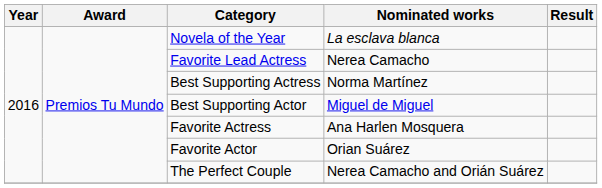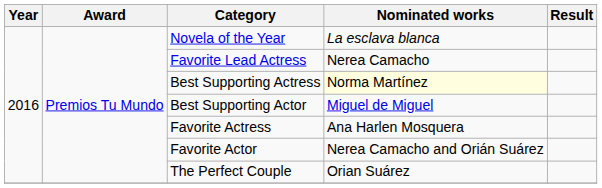(377, 82) no background -> (377, 82) lightyellow background
(368, 149) Orian Suárez -> (435, 149) Nerea Camacho and Orián Suárez
(435, 171) Nerea Camacho and Orián Suárez -> (368, 171) Orian Suárez
